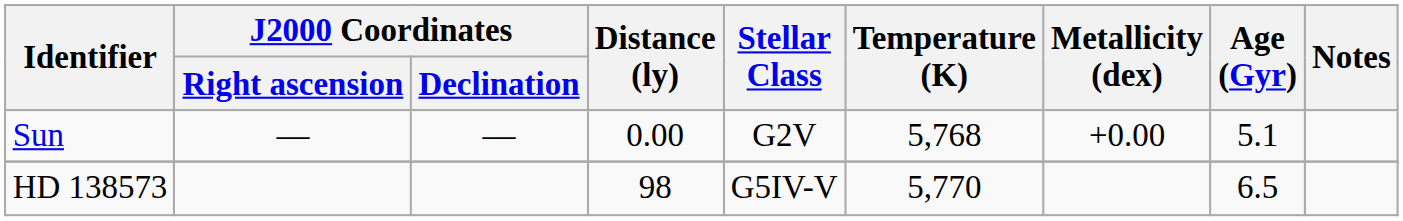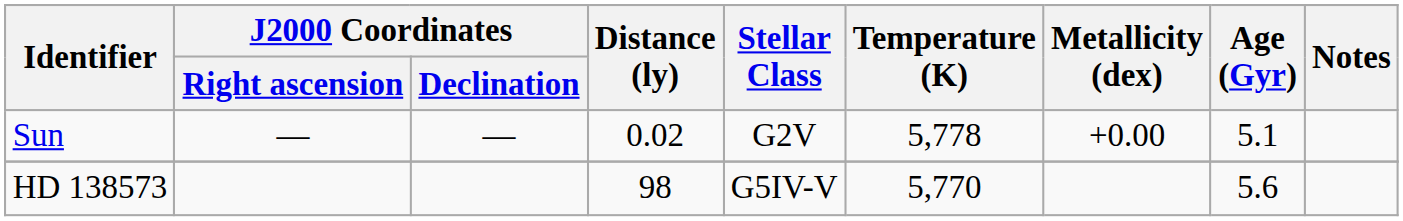(655, 135) 0.00 -> (655, 135) 0.02
(944, 135) 5,768 -> (944, 135) 5,778
(1258, 187) 6.5 -> (1258, 187) 5.6
